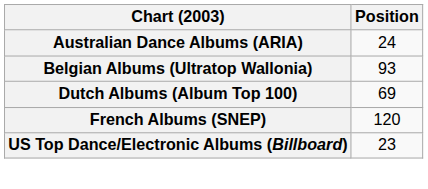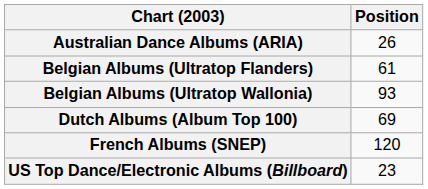(387, 42) 24 -> (387, 42) 26
+ row: (178, 68)
